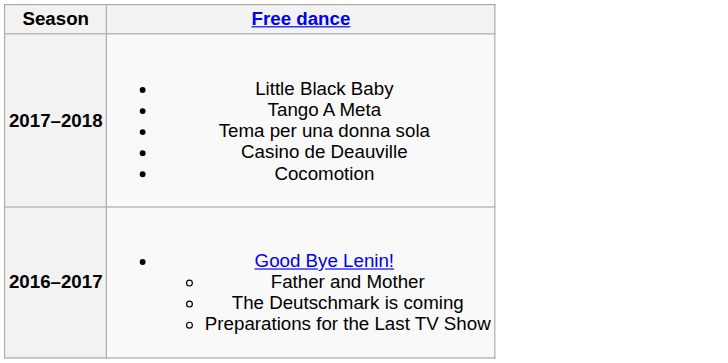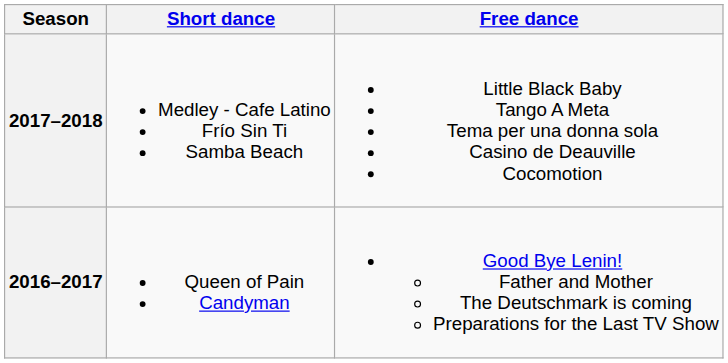+ column: (221, 19)
